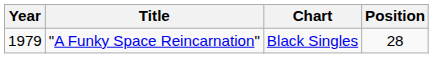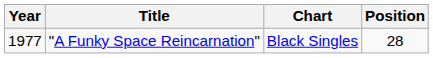(25, 40) 1979 -> (25, 40) 1977
